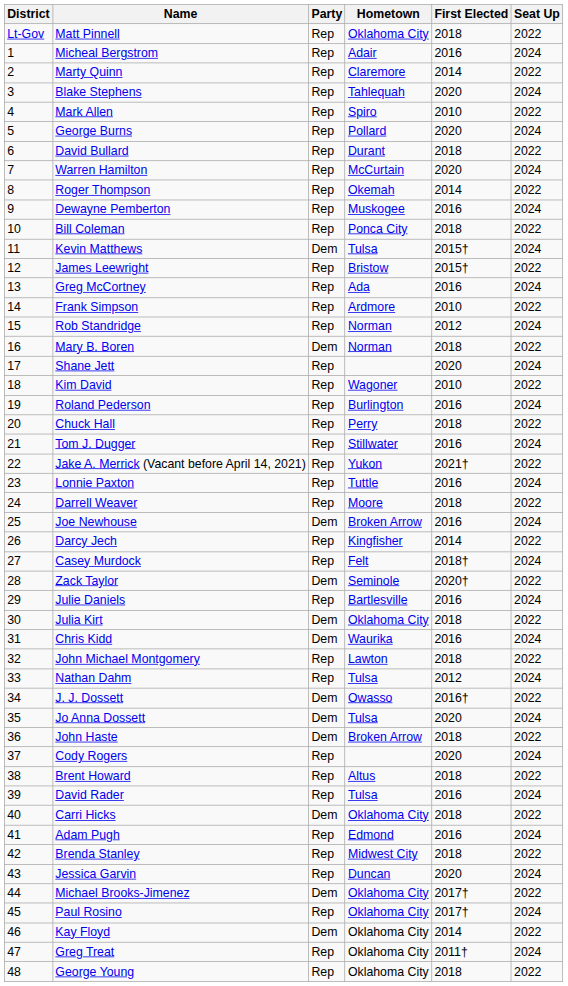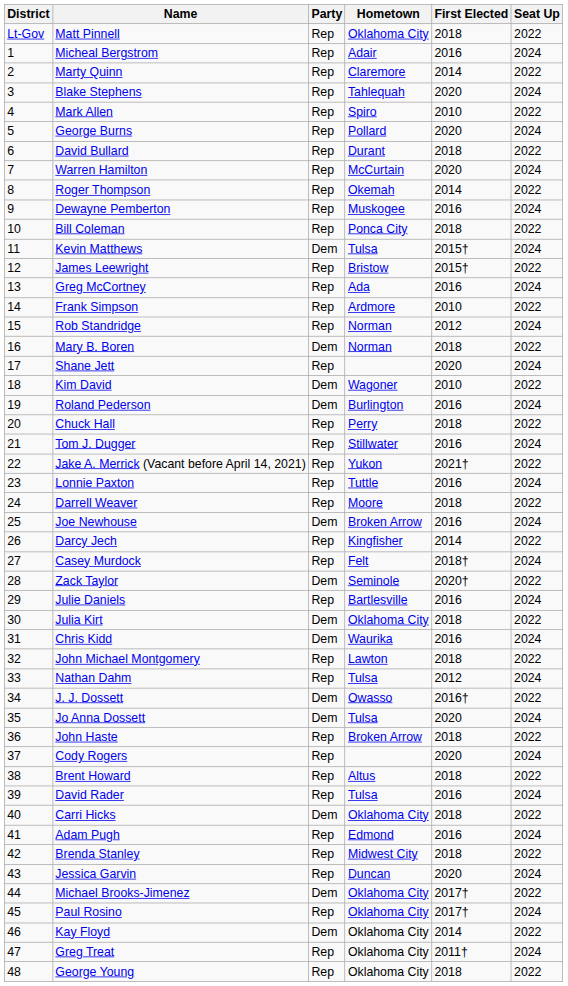(323, 385) Rep -> (324, 385) Dem
(323, 405) Rep -> (324, 405) Dem
(324, 737) Dem -> (323, 737) Rep
